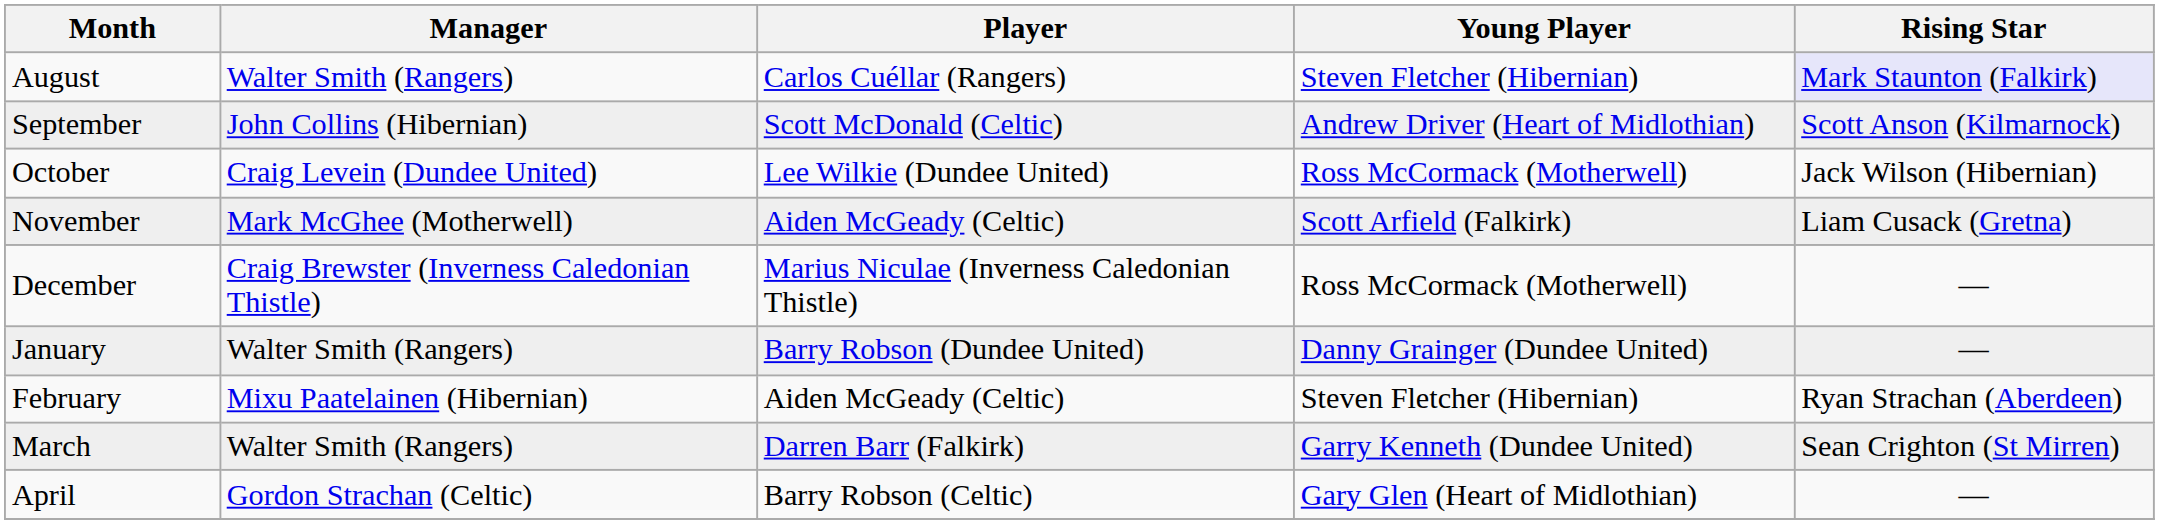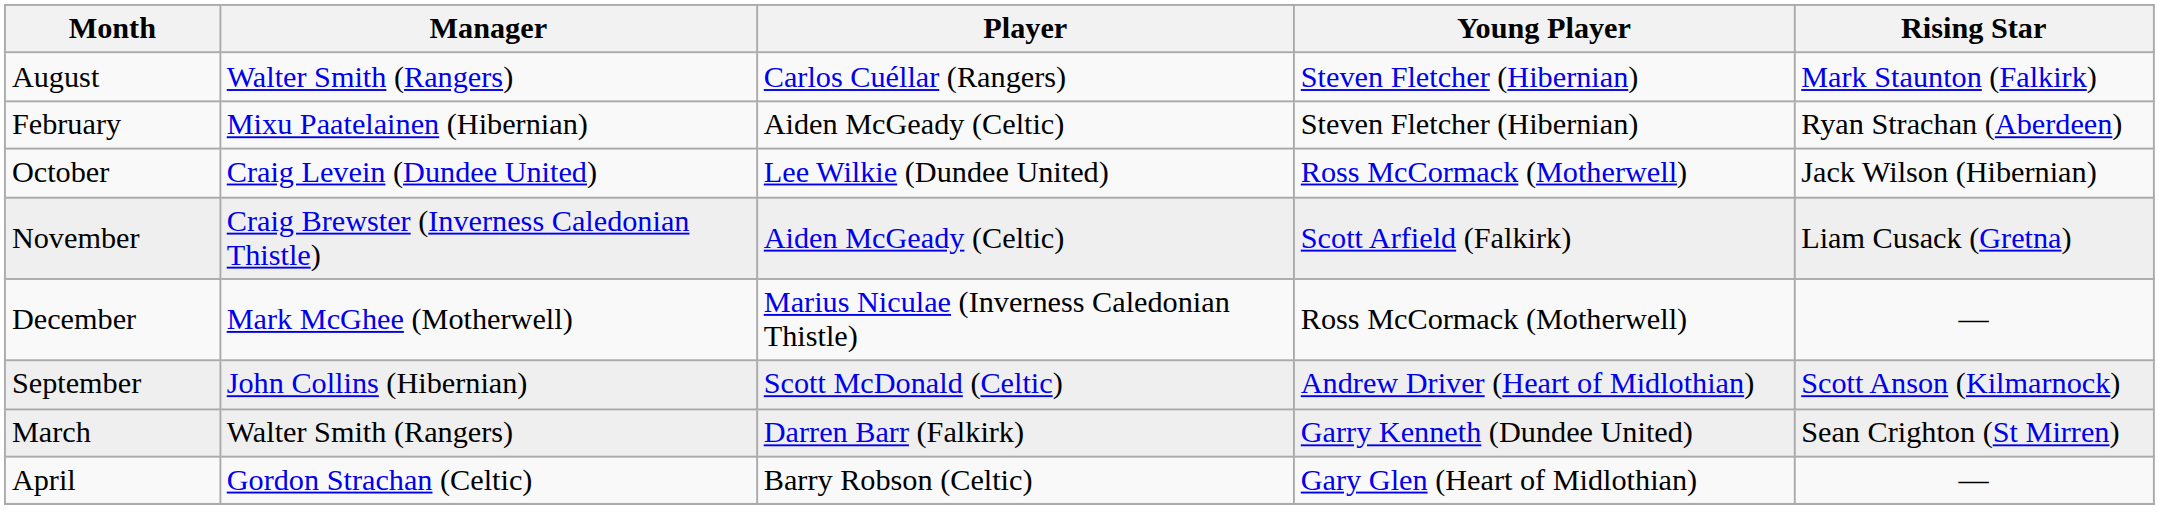(1949, 76) lavender background -> (1949, 76) no background
rows swapped: (77, 124) <-> (67, 398)
(400, 220) Mark McGhee (Motherwell) -> (458, 237) Craig Brewster (Inverness Caledonian Thistle)
(458, 285) Craig Brewster (Inverness Caledonian Thistle) -> (400, 319) Mark McGhee (Motherwell)
- row: (59, 350)
